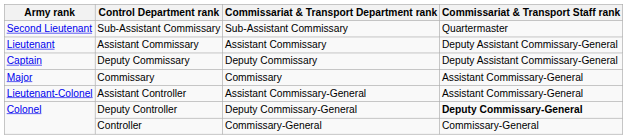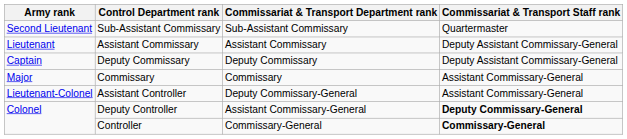(296, 93) Assistant Commissary-General -> (291, 93) Deputy Commissary-General
(291, 110) Deputy Commissary-General -> (296, 110) Assistant Commissary-General
(490, 126) normal -> (493, 126) bold
